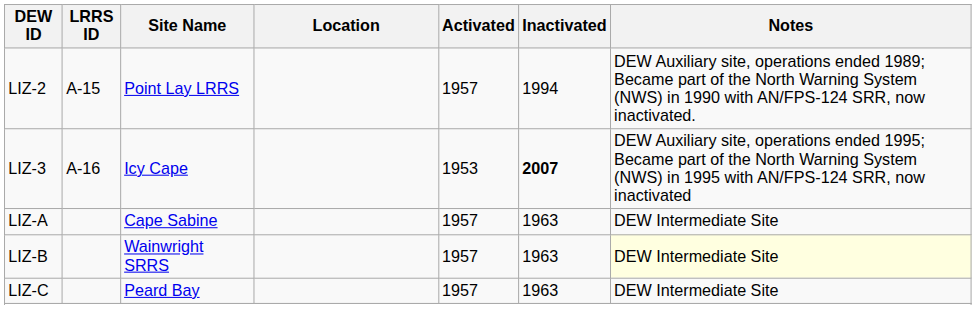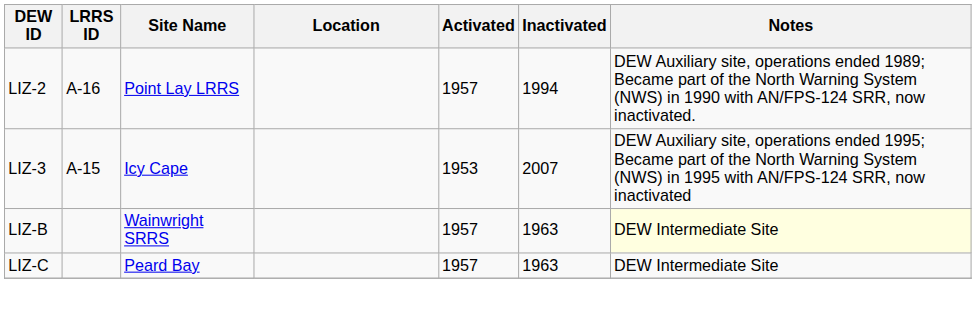(83, 88) A-15 -> (83, 88) A-16
(83, 168) A-16 -> (83, 168) A-15
(540, 168) bold -> (540, 168) normal
- row: (28, 221)
